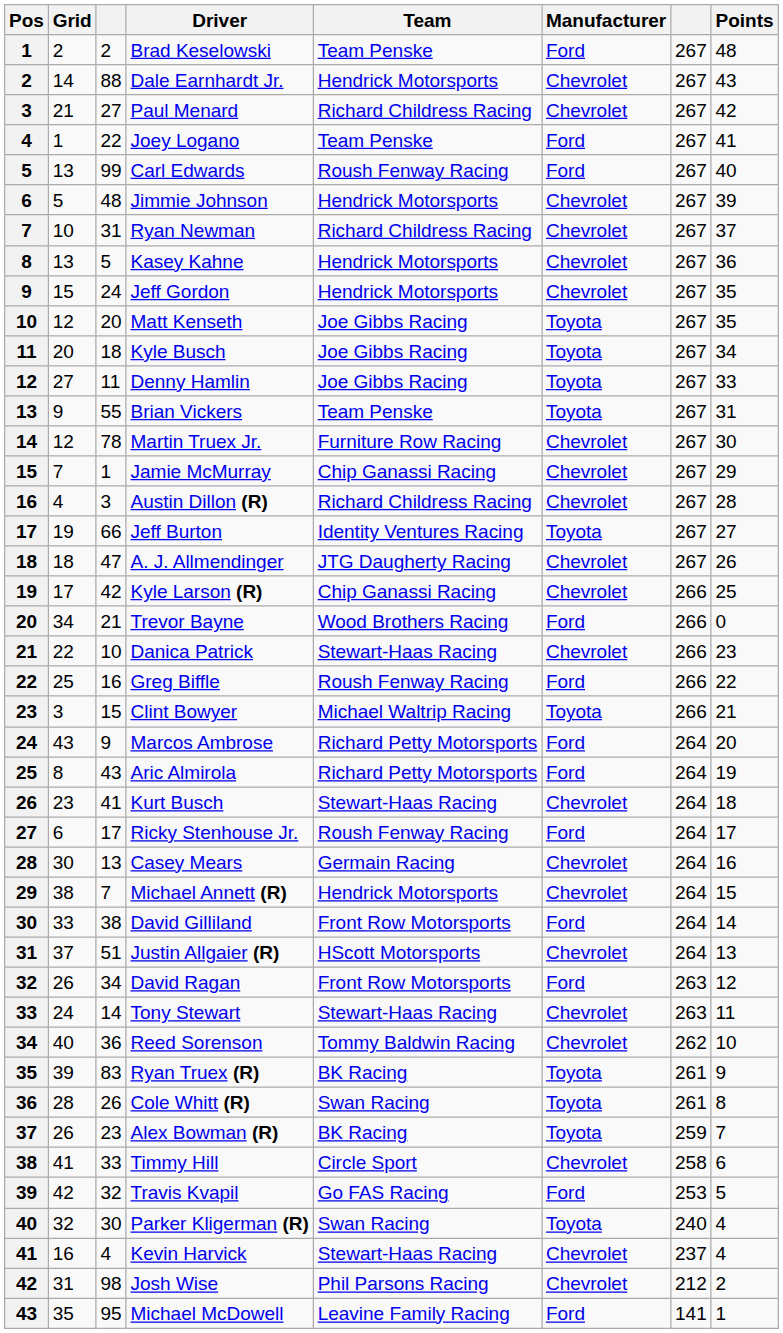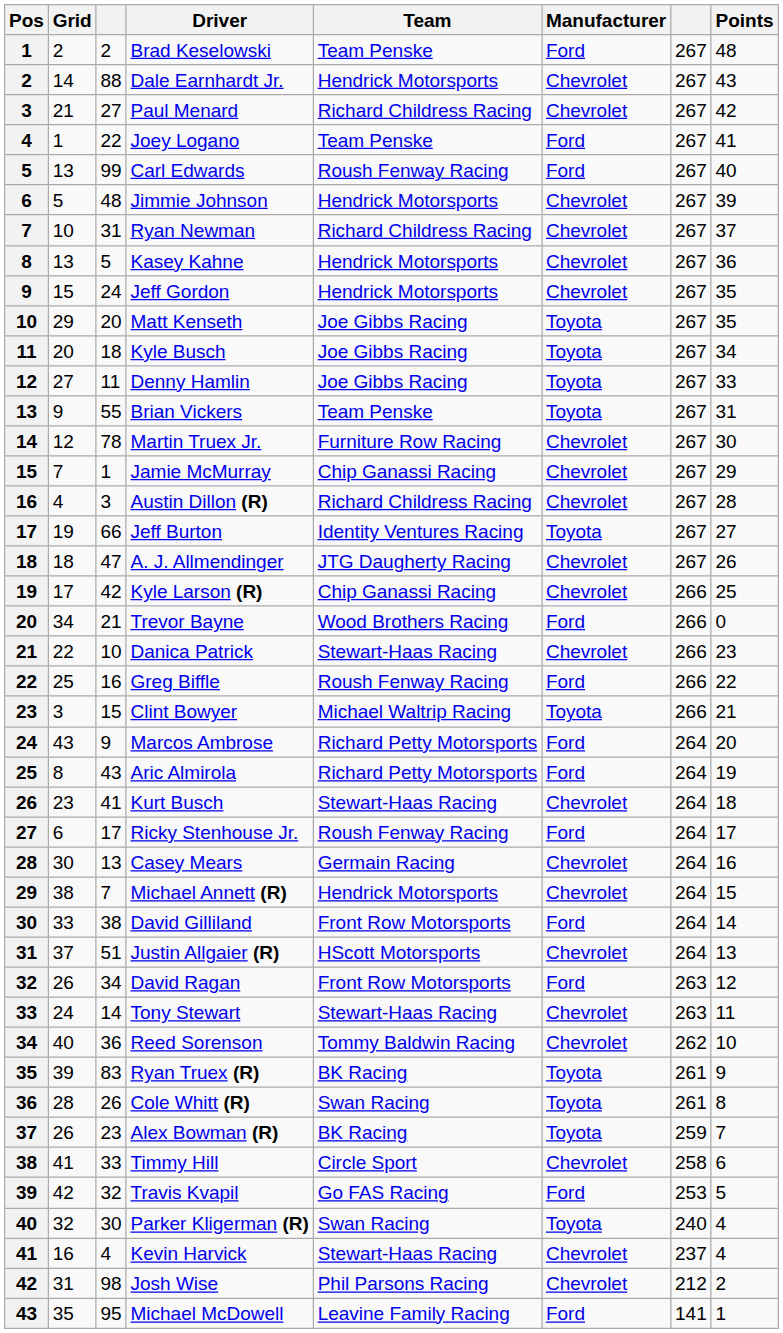(63, 321) 12 -> (63, 321) 29
